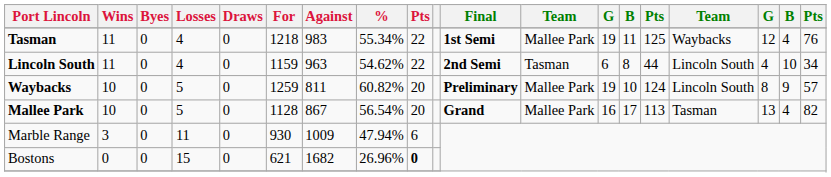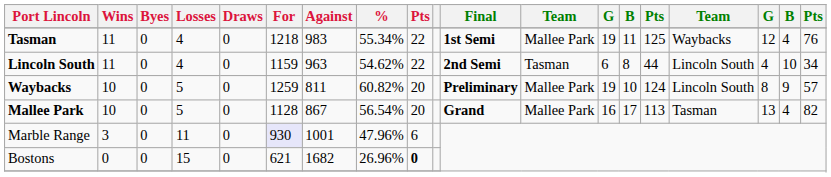(280, 134) no background -> (280, 134) lavender background
(320, 134) 1009 -> (320, 134) 1001
(382, 134) 47.94% -> (382, 134) 47.96%
